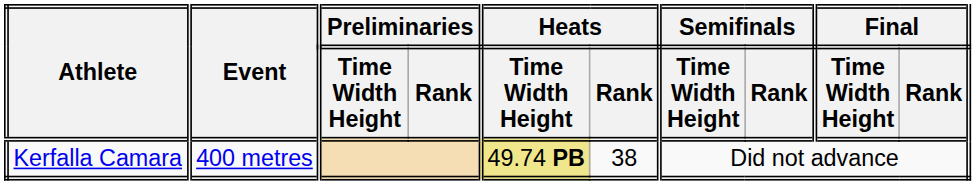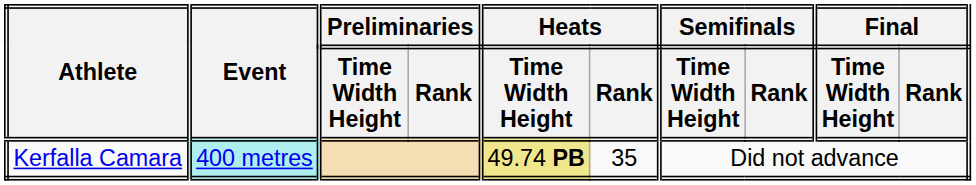(254, 159) no background -> (254, 159) paleturquoise background
(624, 159) 38 -> (624, 159) 35
